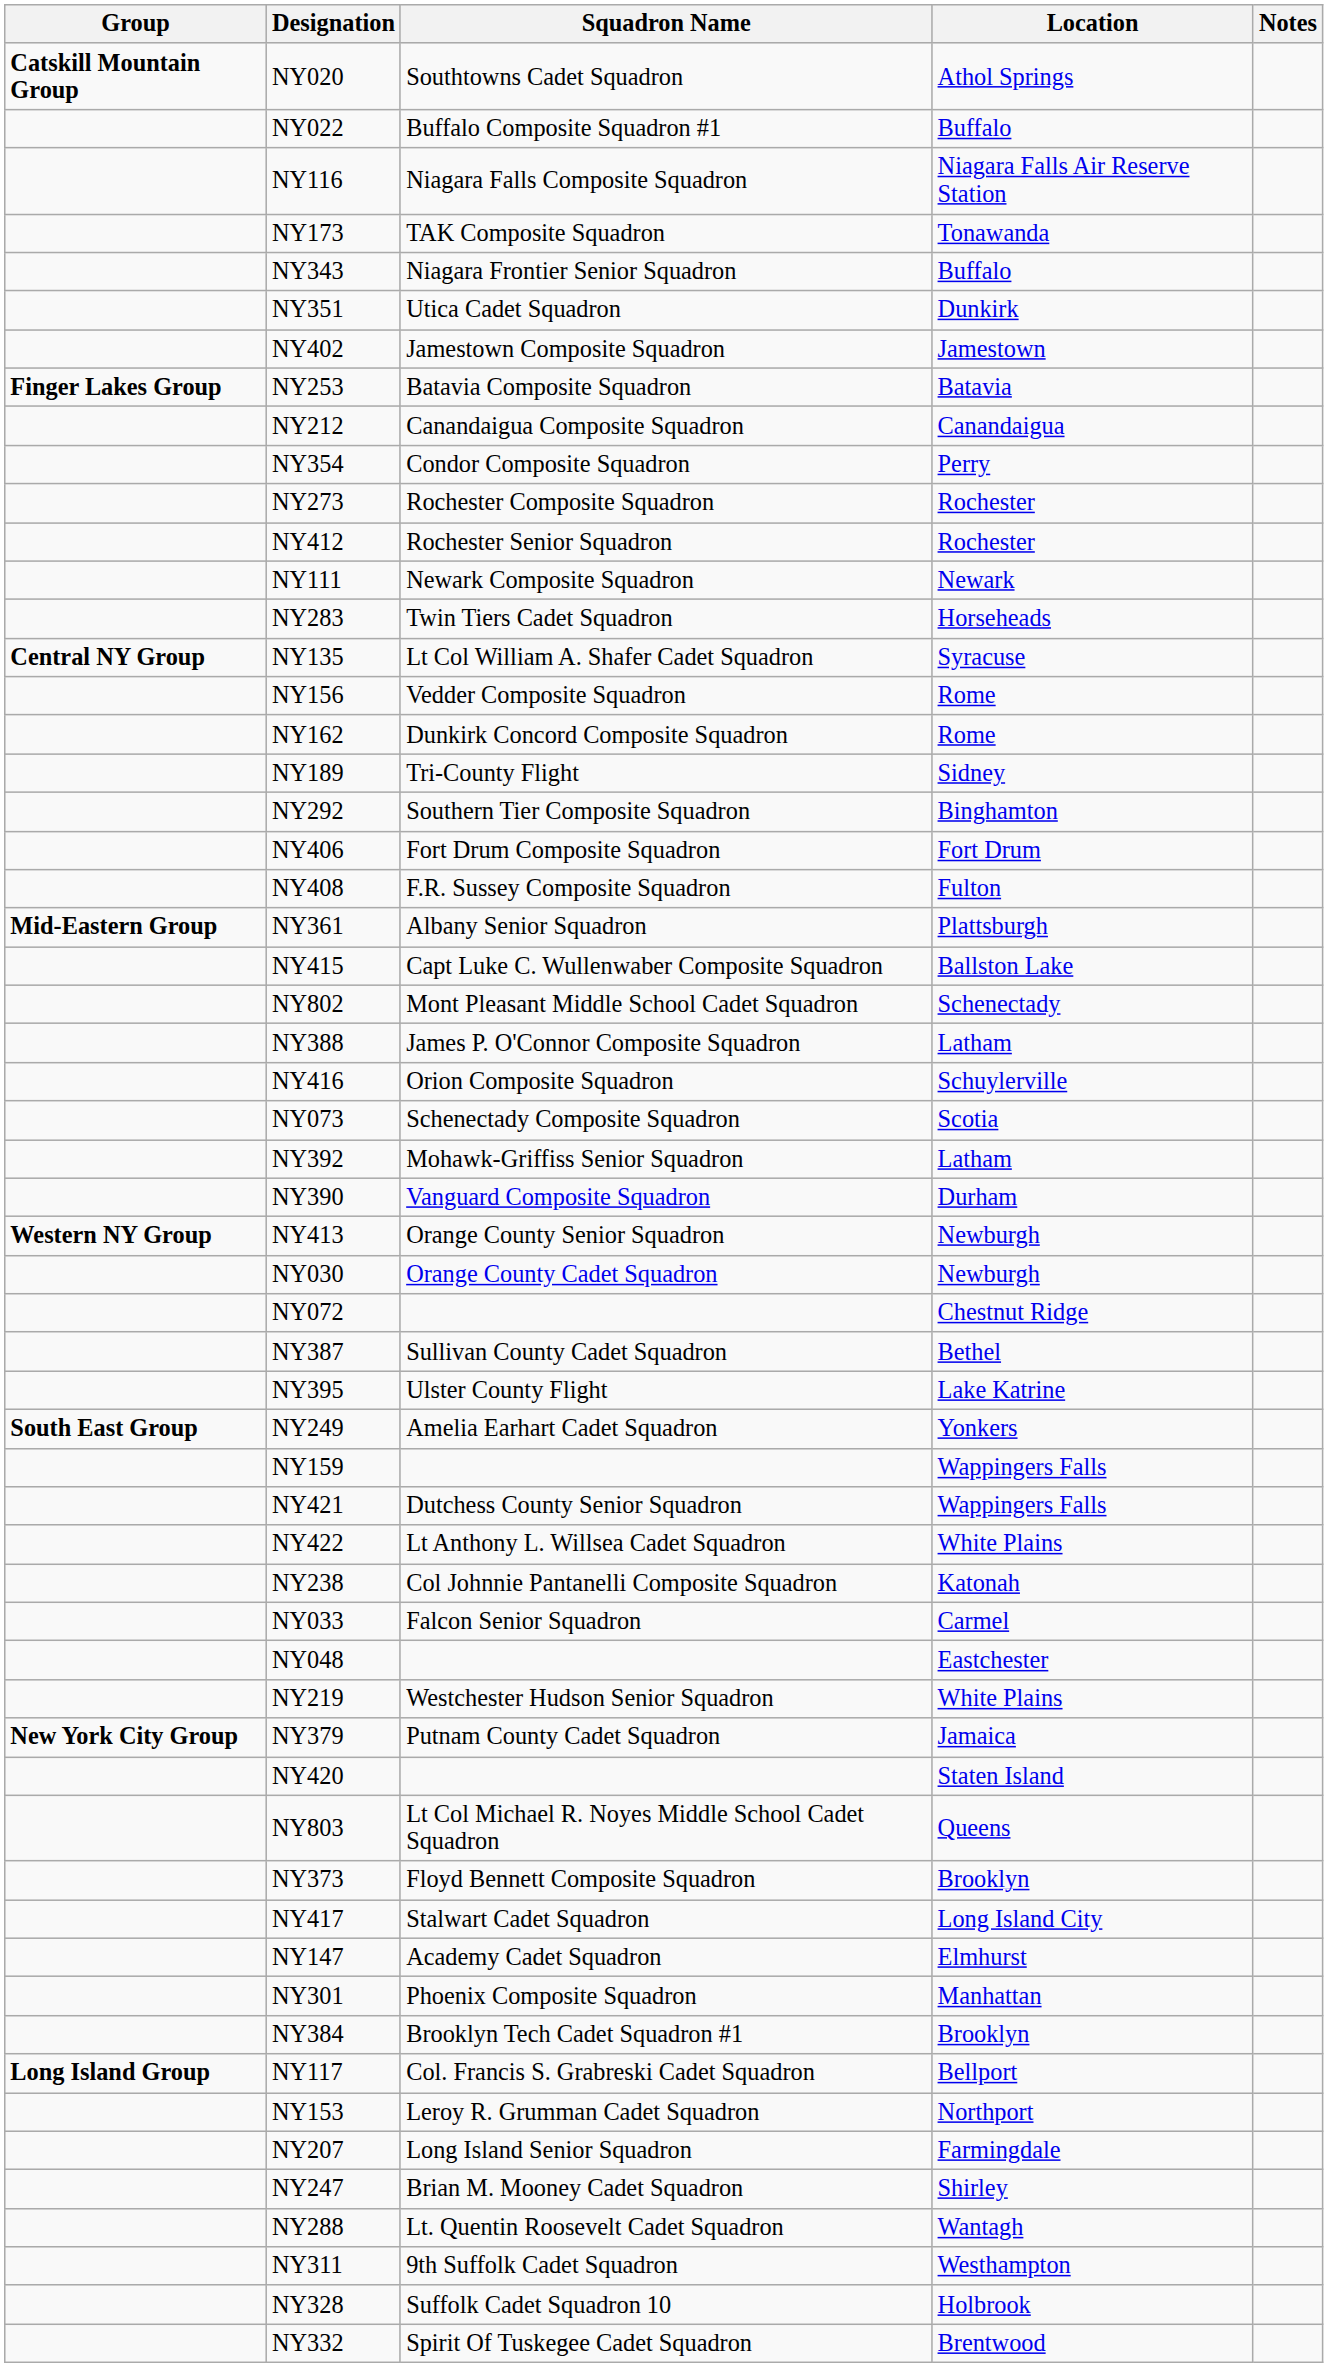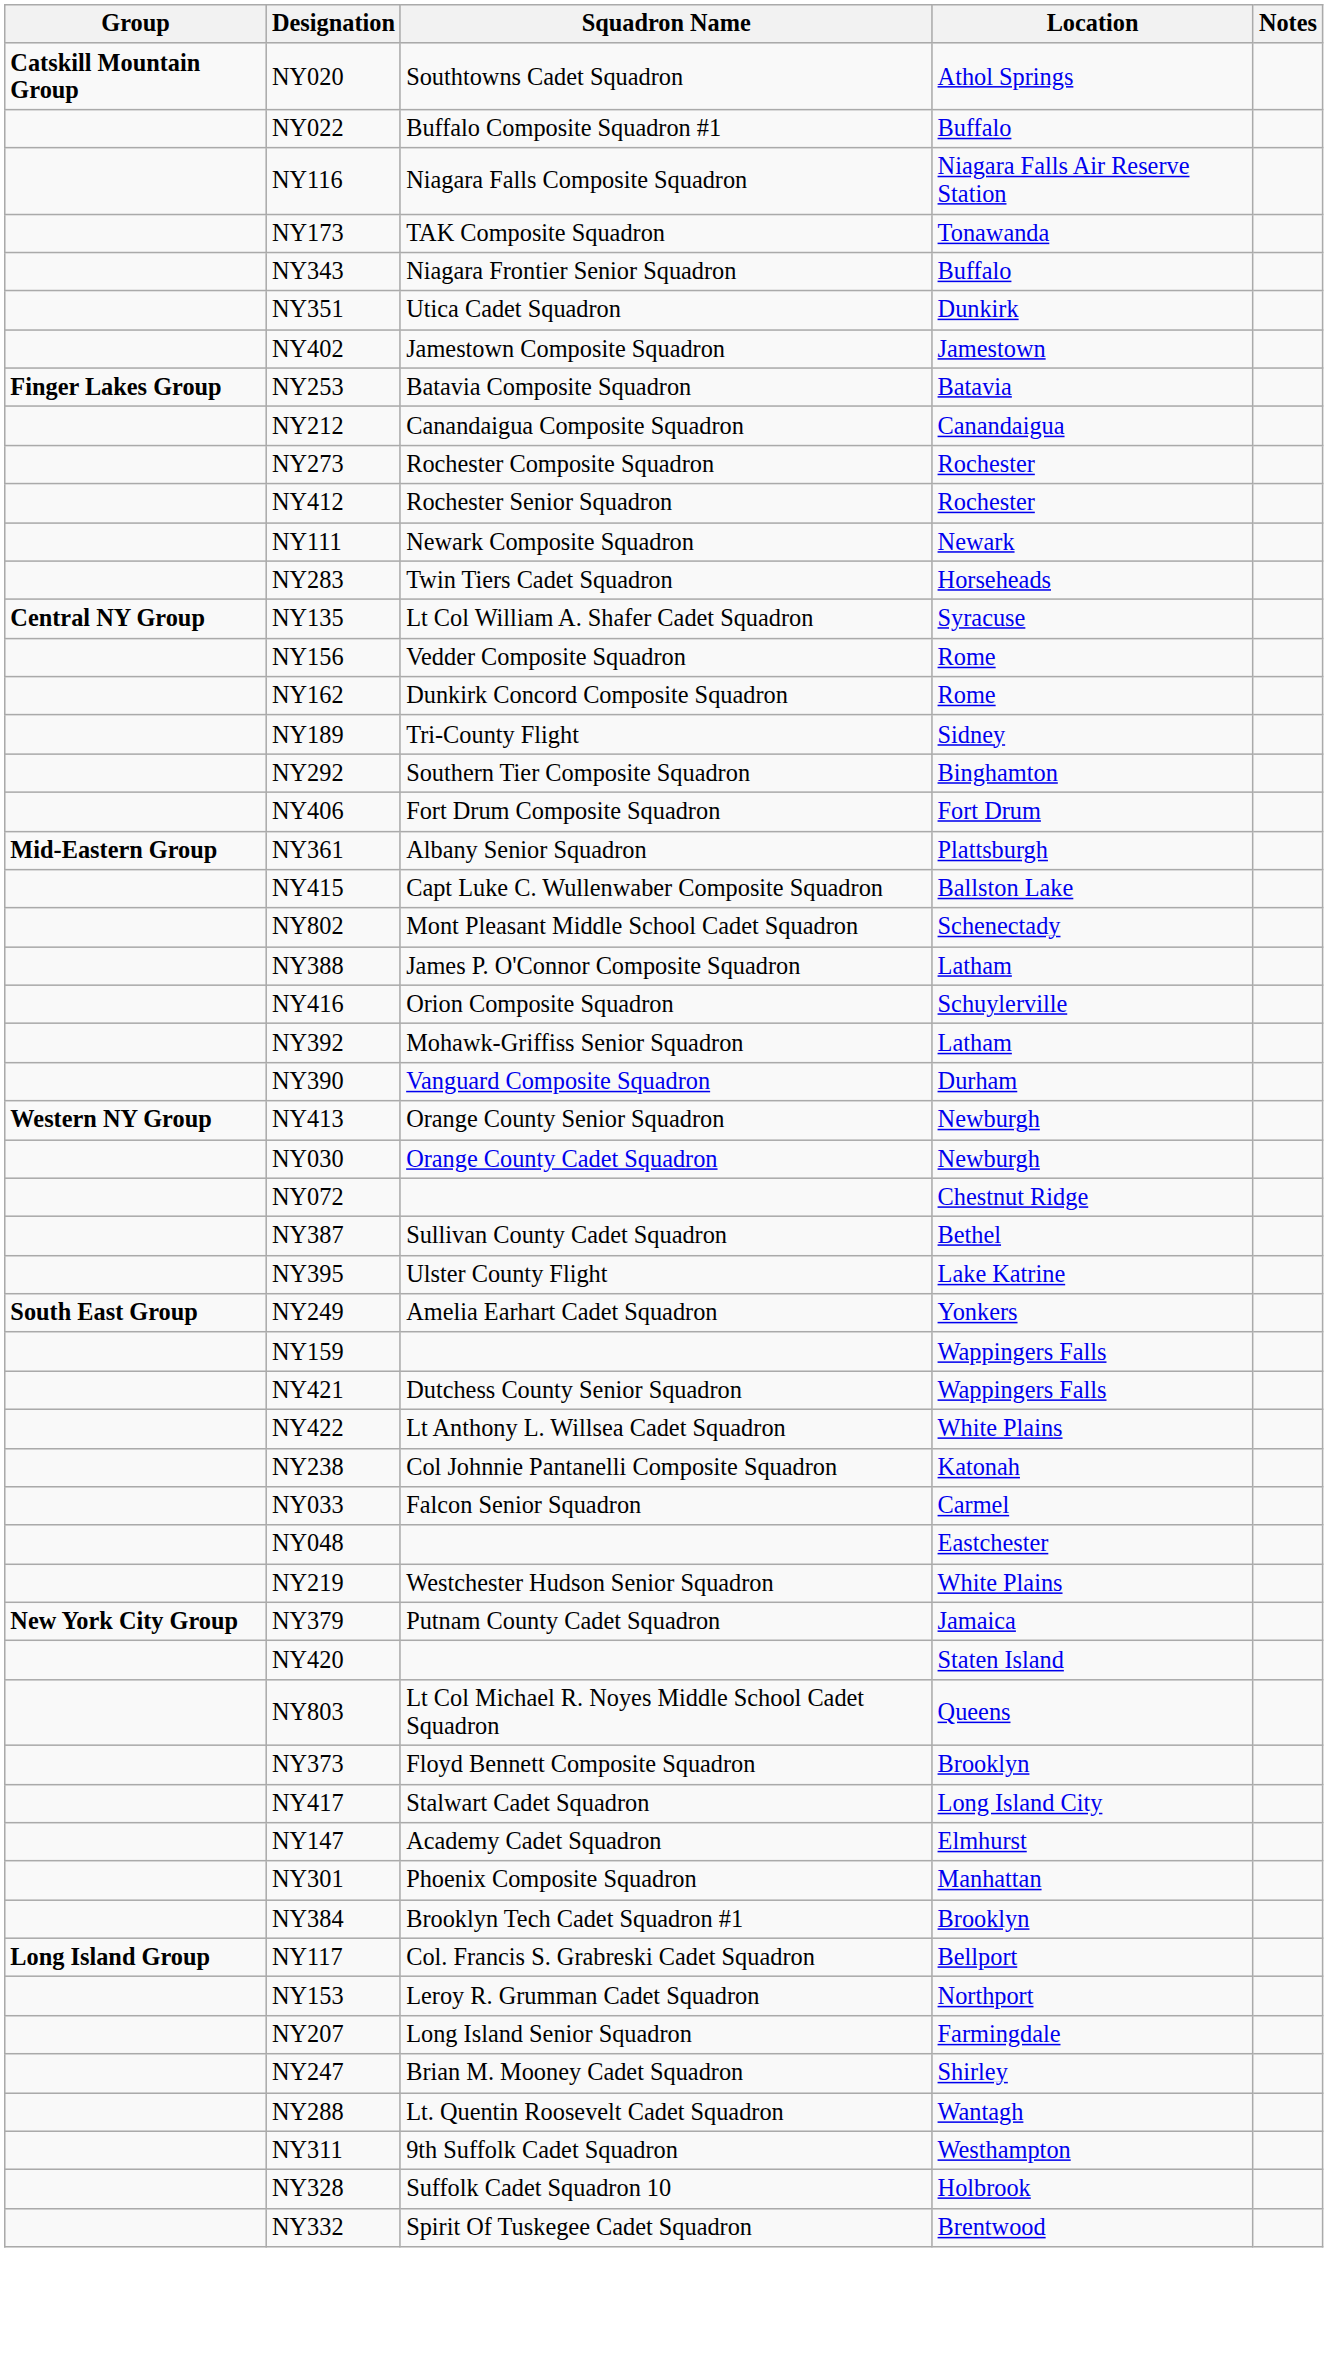- row: (308, 464)
- row: (308, 888)
- row: (308, 1119)
